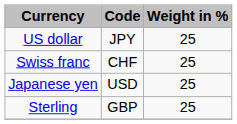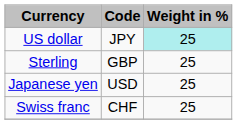(188, 39) no background -> (188, 39) paleturquoise background
rows swapped: (53, 107) <-> (53, 61)
